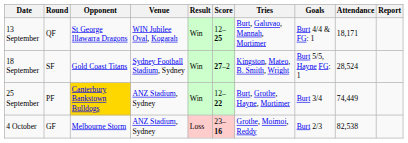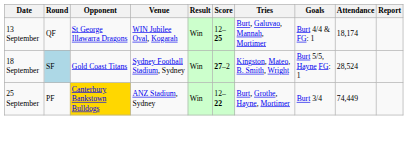(347, 34) 18,171 -> (347, 34) 18,174
(50, 66) no background -> (50, 66) lightblue background
- row: (21, 126)
